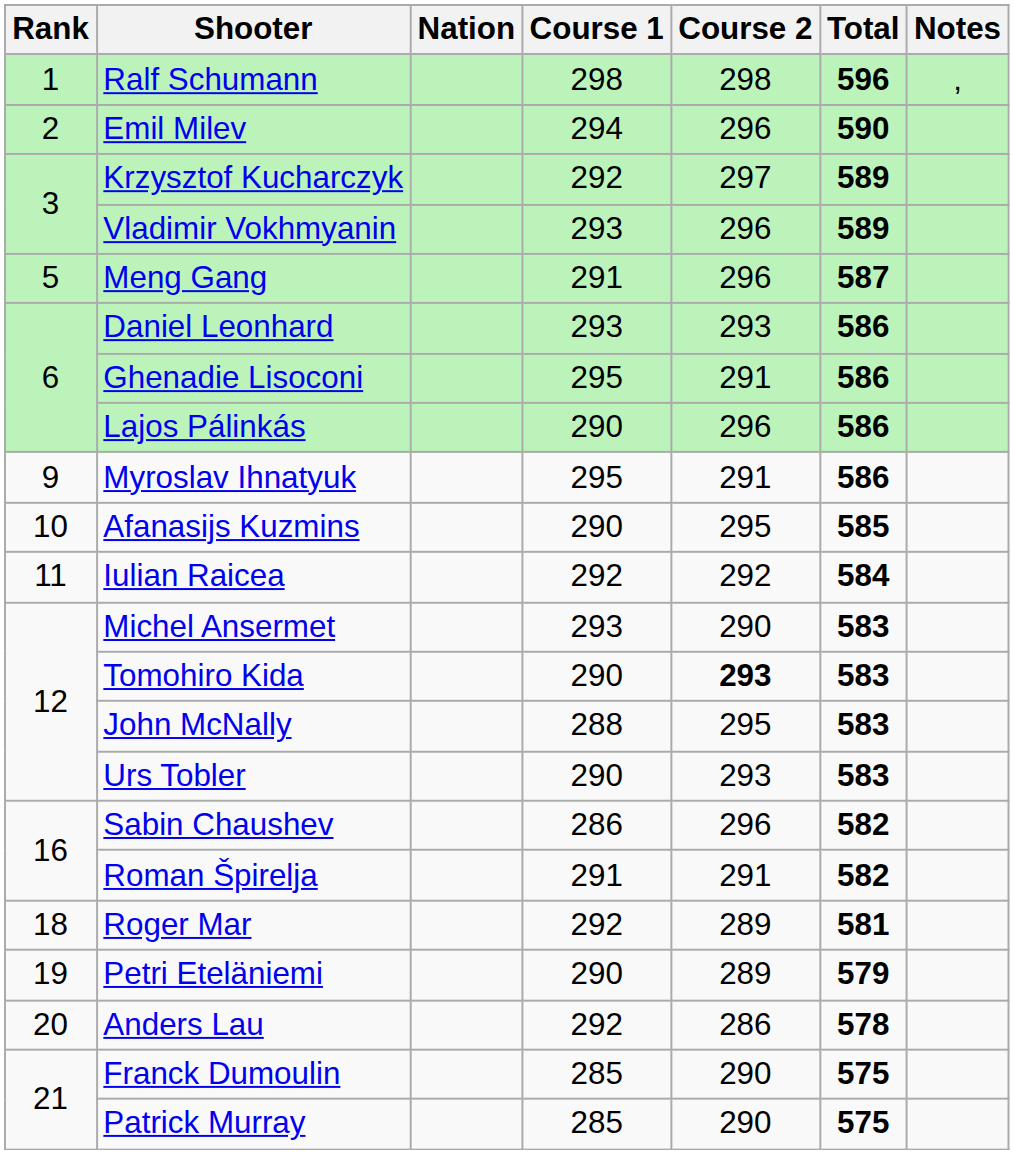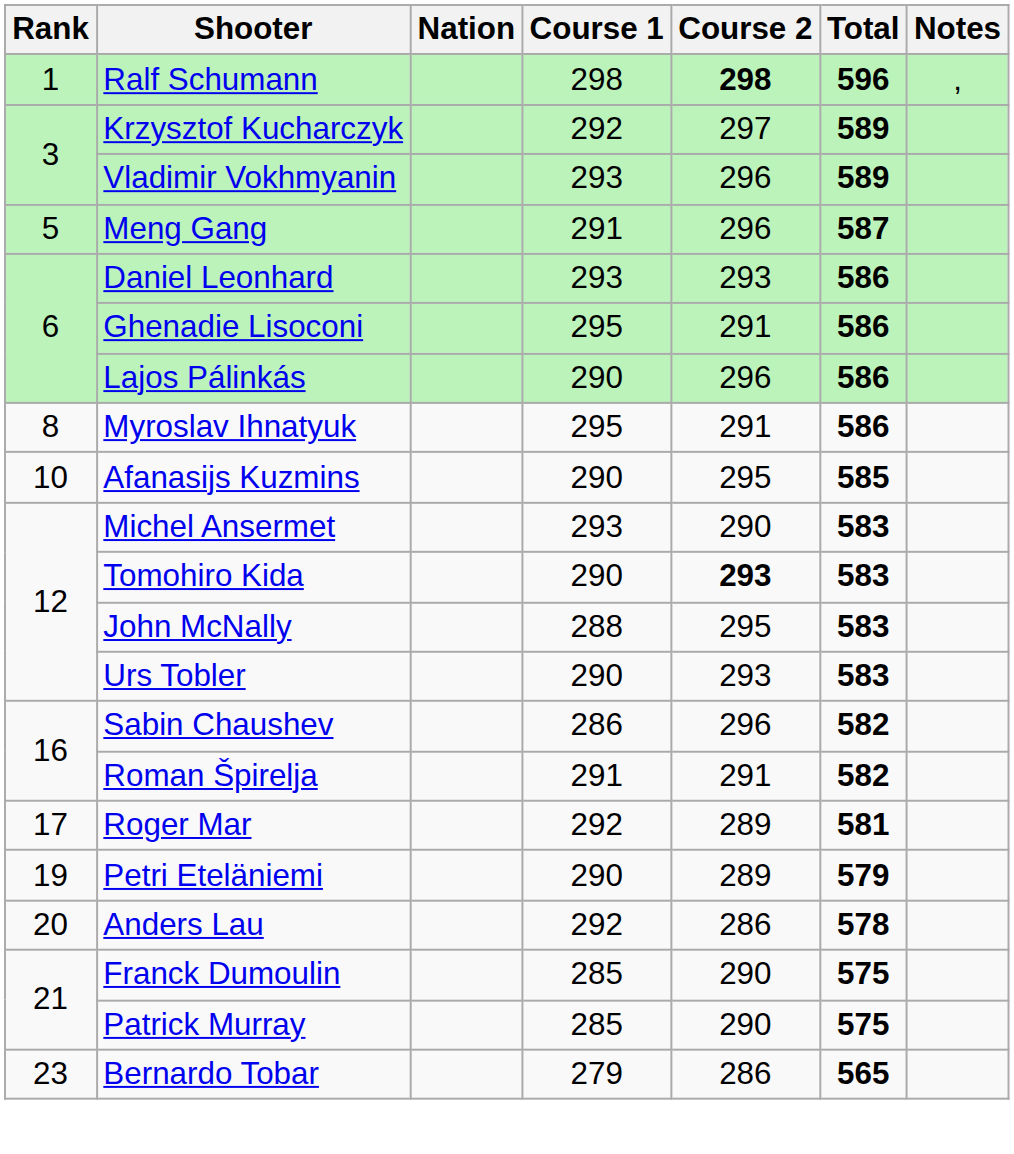(745, 79) normal -> (745, 79) bold
- row: (175, 128)
(51, 476) 9 -> (51, 427) 8
- row: (194, 576)
(51, 924) 18 -> (51, 825) 17
+ row: (211, 1073)
